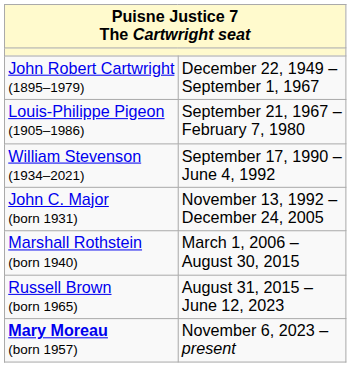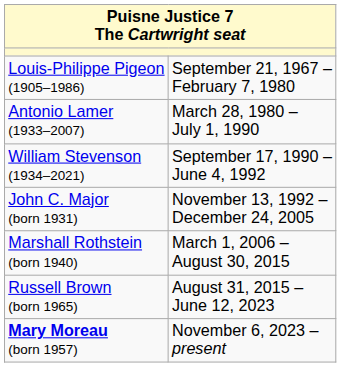- row: (91, 77)
+ row: (61, 121)
